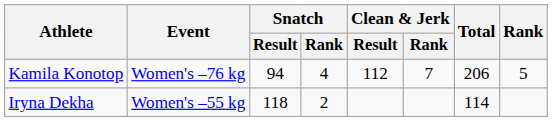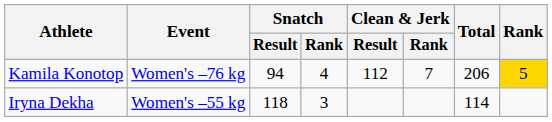(523, 74) no background -> (523, 74) gold background
(324, 102) 2 -> (324, 102) 3
